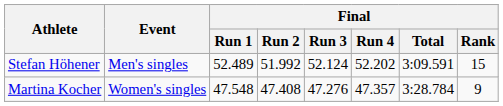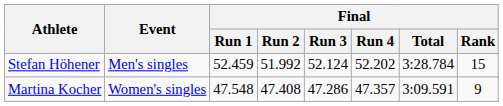(233, 65) 52.489 -> (233, 65) 52.459
(428, 65) 3:09.591 -> (428, 65) 3:28.784
(328, 89) 47.276 -> (328, 89) 47.286
(428, 89) 3:28.784 -> (428, 89) 3:09.591
